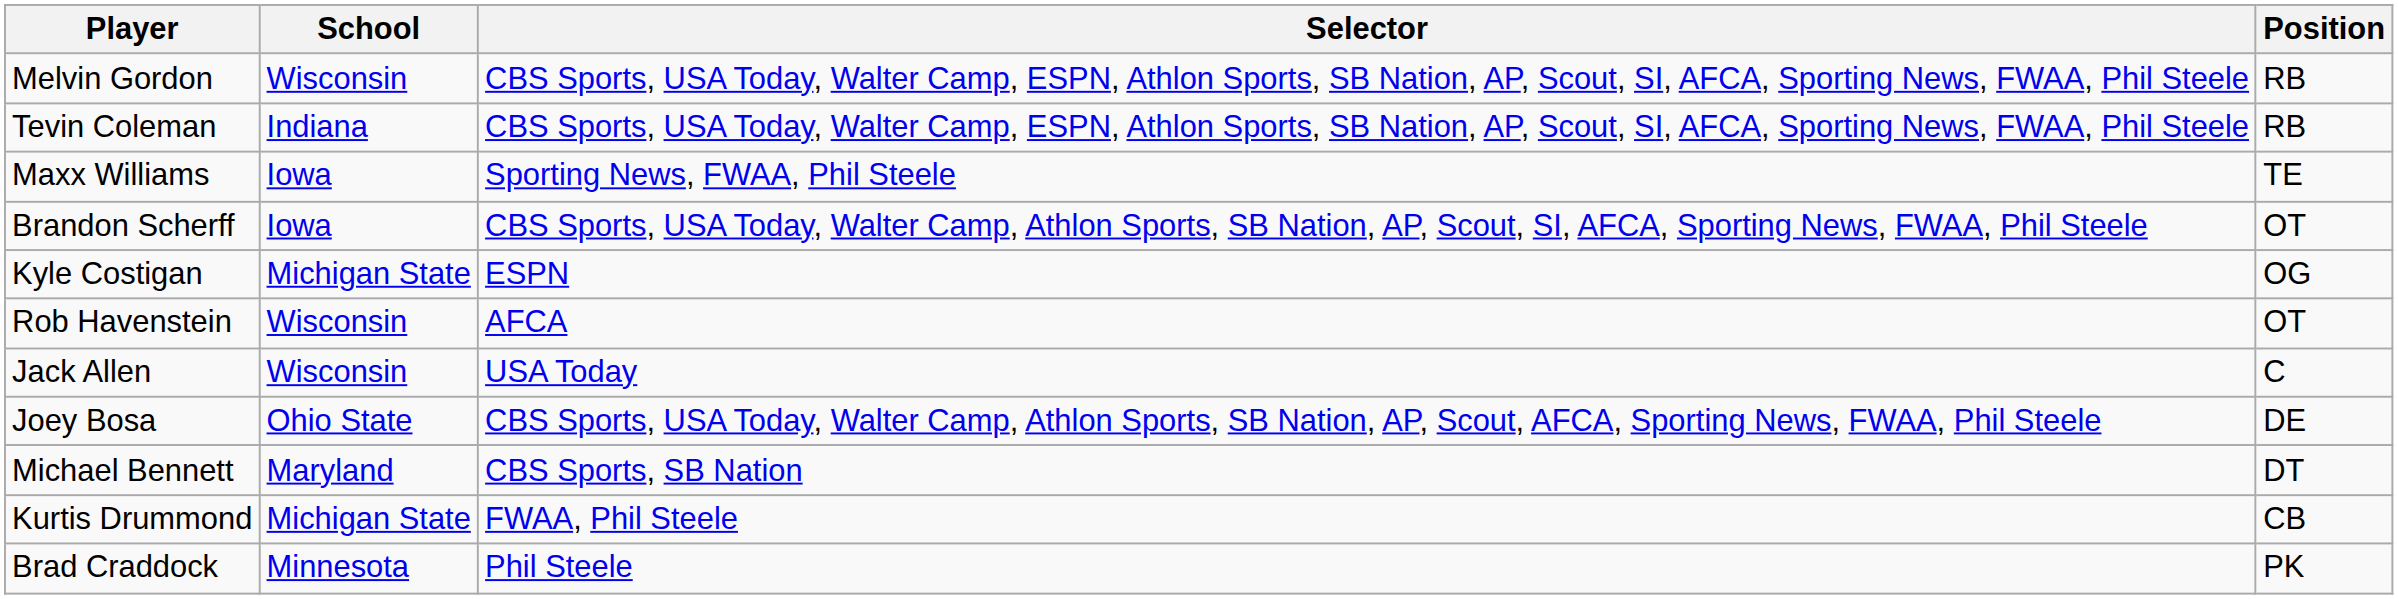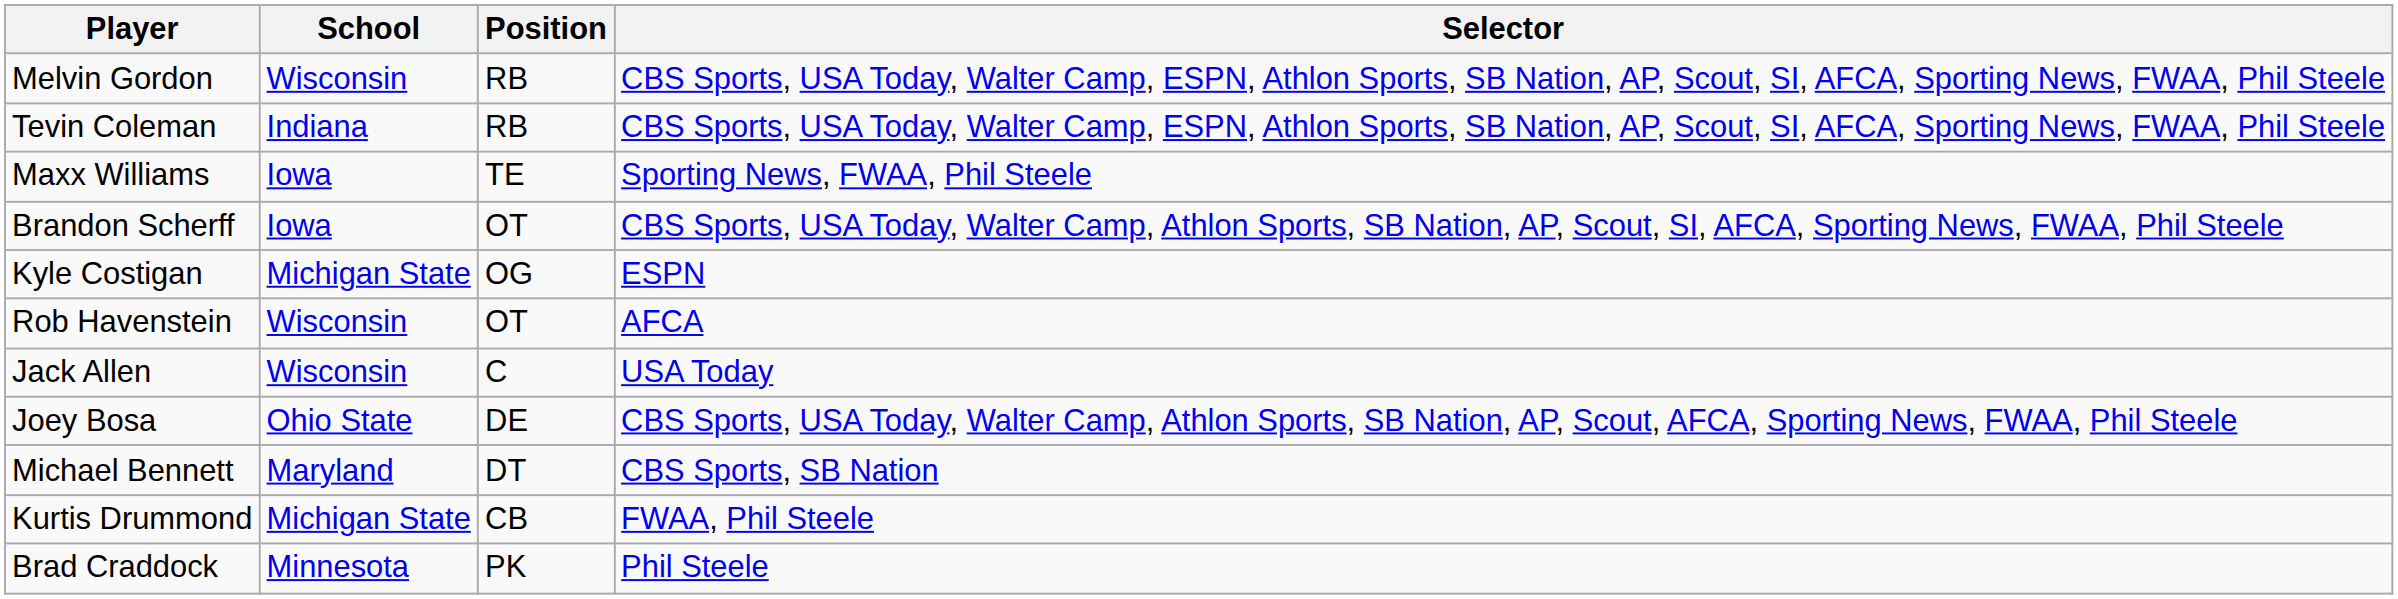columns swapped: (2324, 28) <-> (1367, 28)
